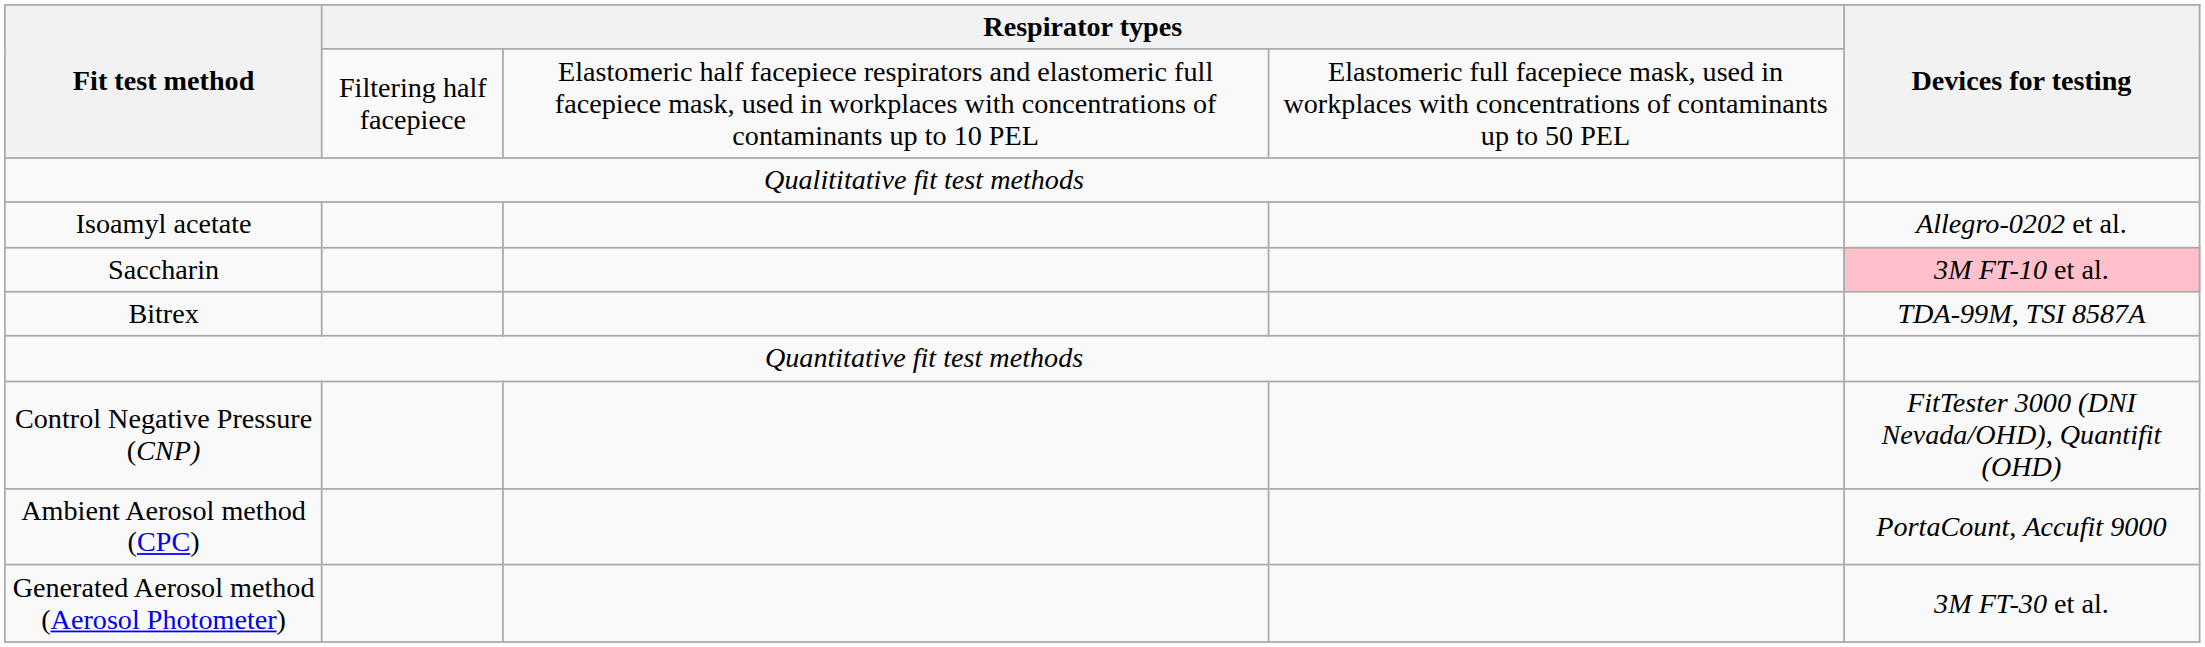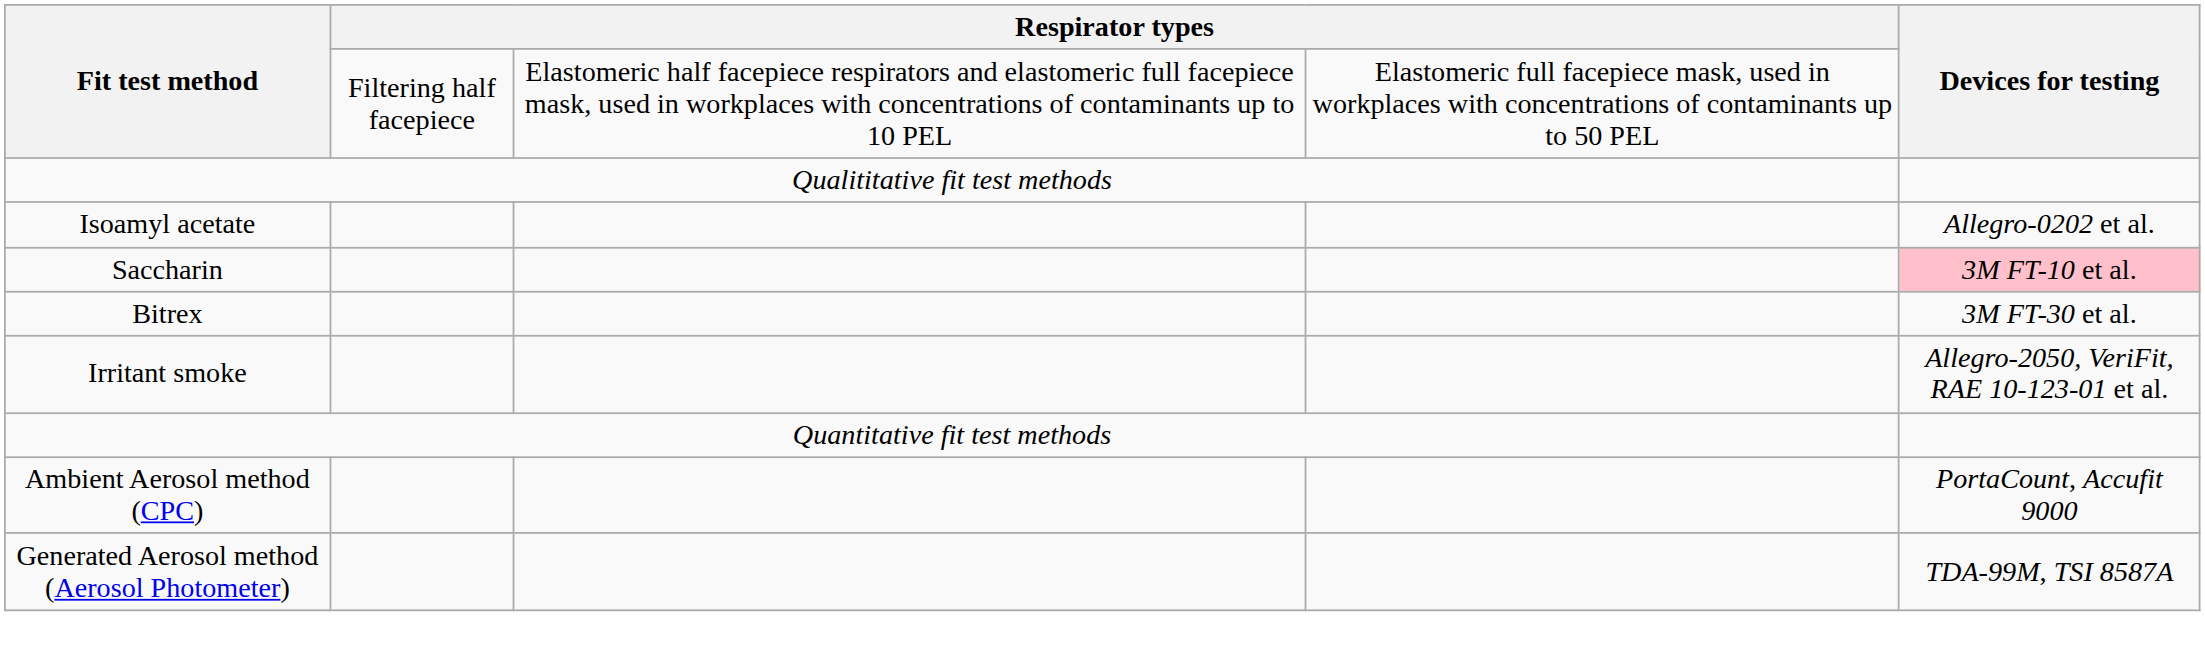(2021, 313) TDA-99M, TSI 8587A -> (2049, 313) 3М FT-30 et al.
+ row: (167, 373)
- row: (164, 434)
(2021, 603) 3М FT-30 et al. -> (2049, 571) TDA-99M, TSI 8587A
